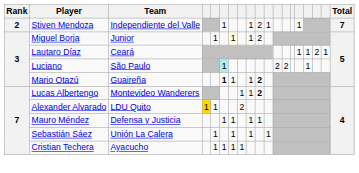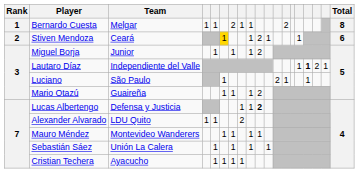+ row: (64, 25)
(155, 25) Independiente del Valle -> (122, 39) Ceará
(224, 25) no background -> (224, 39) gold background
(342, 25) 7 -> (342, 39) 6
(233, 39) lightyellow background -> (233, 52) no background
(122, 52) Ceará -> (155, 66) Independiente del Valle
(308, 52) normal -> (308, 66) bold
(224, 66) paleturquoise background -> (224, 80) no background
(286, 66) 2 -> (286, 80) 1
(224, 80) bold -> (224, 93) normal
(260, 80) bold -> (260, 93) normal
(155, 93) Montevideo Wanderers -> (145, 107) Defensa y Justicia
(207, 107) gold background -> (207, 121) no background
(145, 121) Defensa y Justicia -> (155, 134) Montevideo Wanderers
